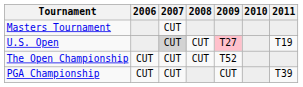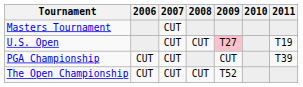(172, 44) lightgrey background -> (172, 44) no background
rows swapped: (68, 59) <-> (53, 75)
